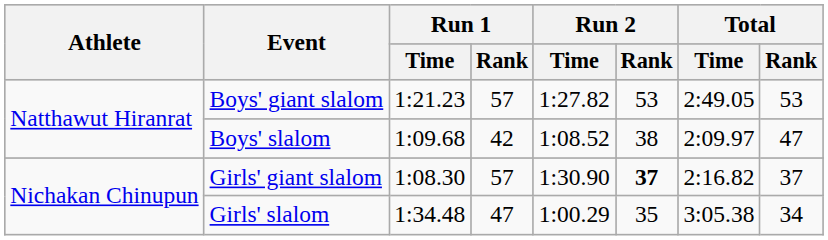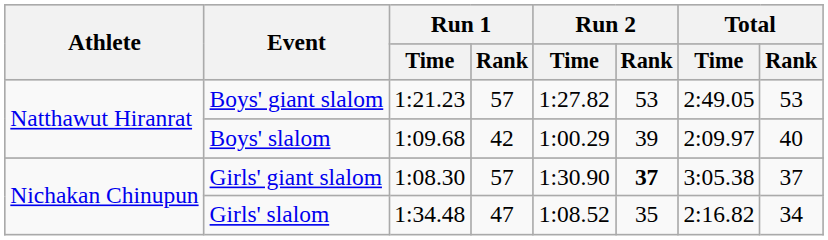(574, 138) 1:08.52 -> (574, 138) 1:00.29
(647, 138) 38 -> (647, 138) 39
(791, 138) 47 -> (791, 138) 40
(719, 177) 2:16.82 -> (719, 177) 3:05.38
(574, 215) 1:00.29 -> (574, 215) 1:08.52
(719, 215) 3:05.38 -> (719, 215) 2:16.82
